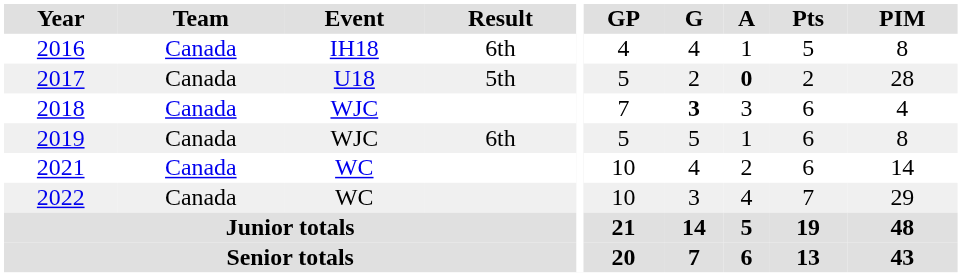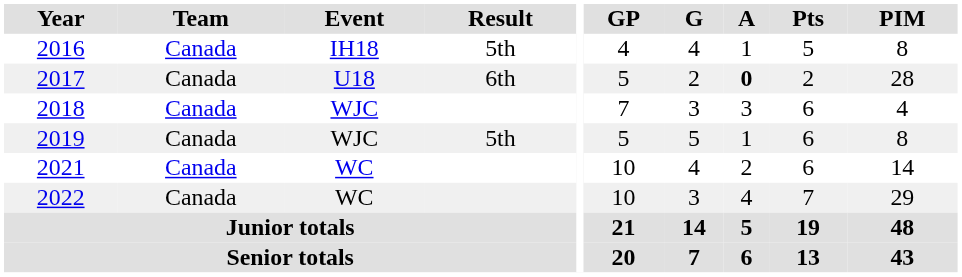(500, 48) 6th -> (500, 48) 5th
(500, 78) 5th -> (500, 78) 6th
(694, 108) bold -> (694, 108) normal
(500, 137) 6th -> (500, 137) 5th
